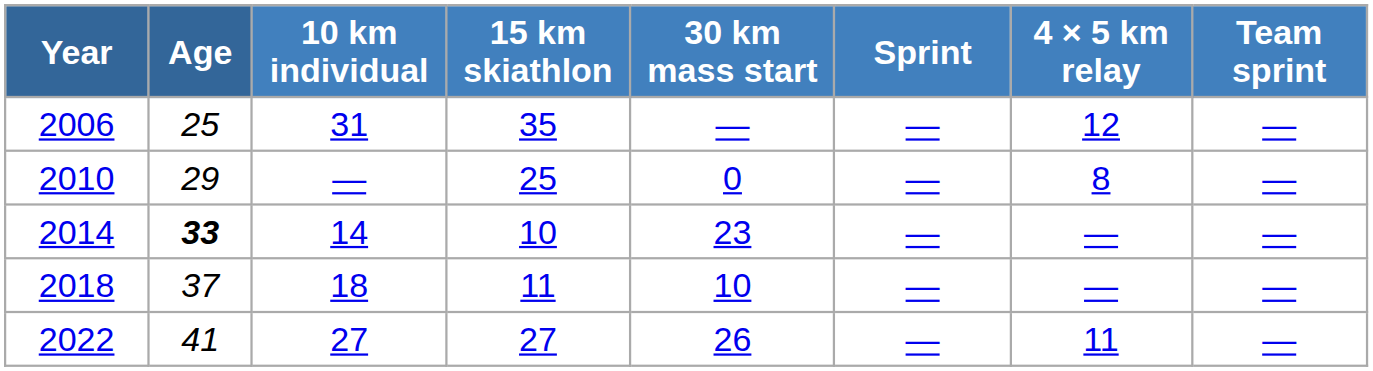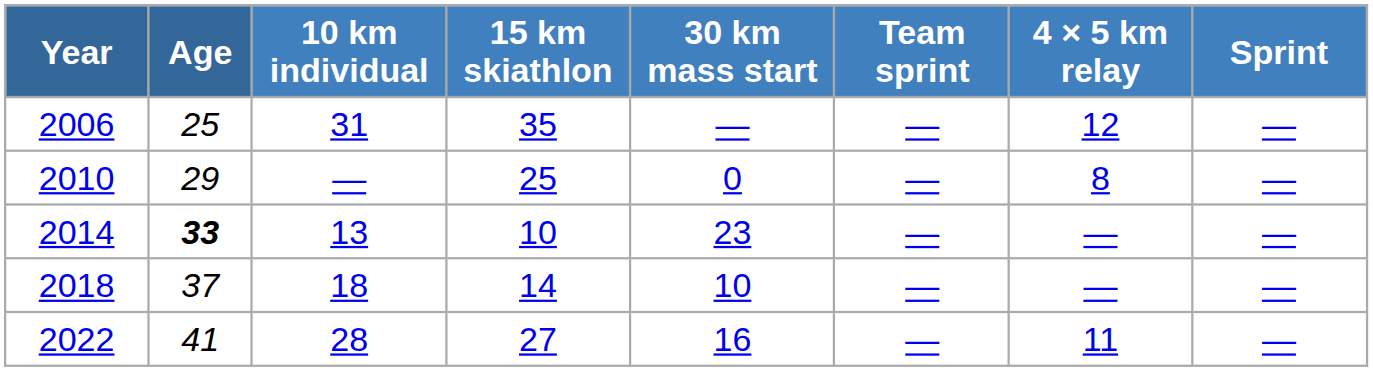columns swapped: (923, 51) <-> (1279, 51)
(349, 232) 14 -> (349, 232) 13
(538, 286) 11 -> (538, 286) 14
(349, 340) 27 -> (349, 340) 28
(732, 340) 26 -> (732, 340) 16
